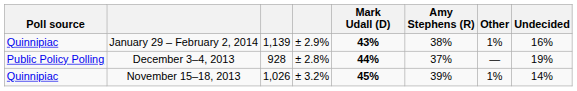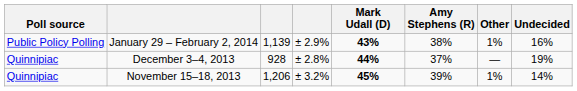(33, 42) Quinnipiac -> (56, 42) Public Policy Polling
(56, 59) Public Policy Polling -> (33, 59) Quinnipiac
(277, 77) 1,026 -> (277, 77) 1,206
